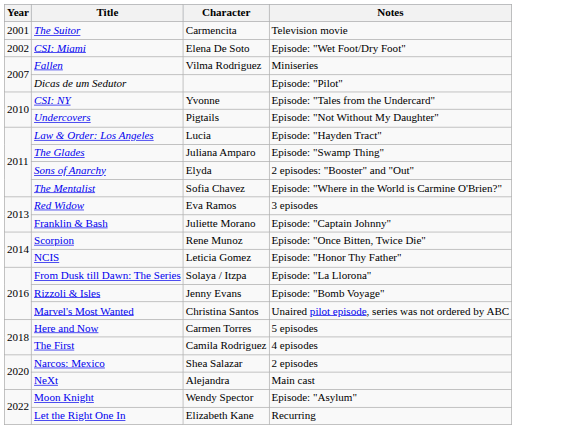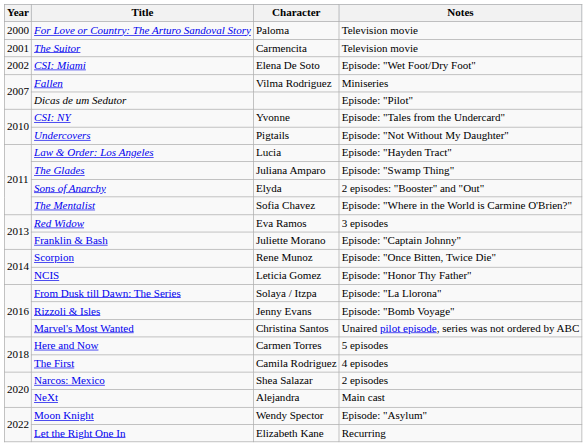+ row: (142, 30)
